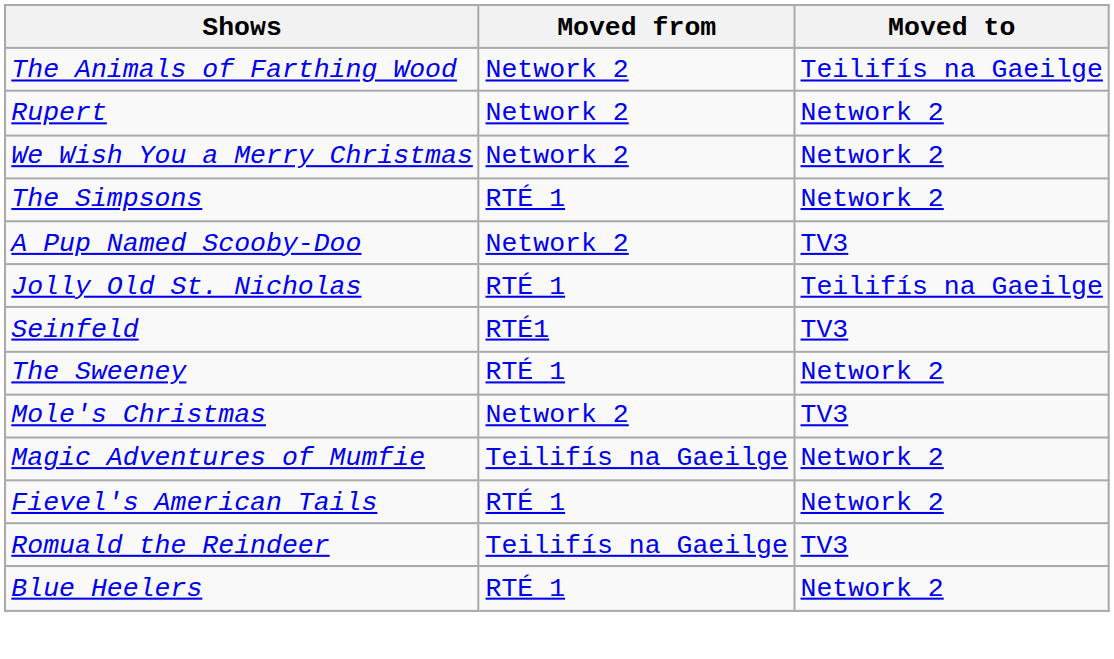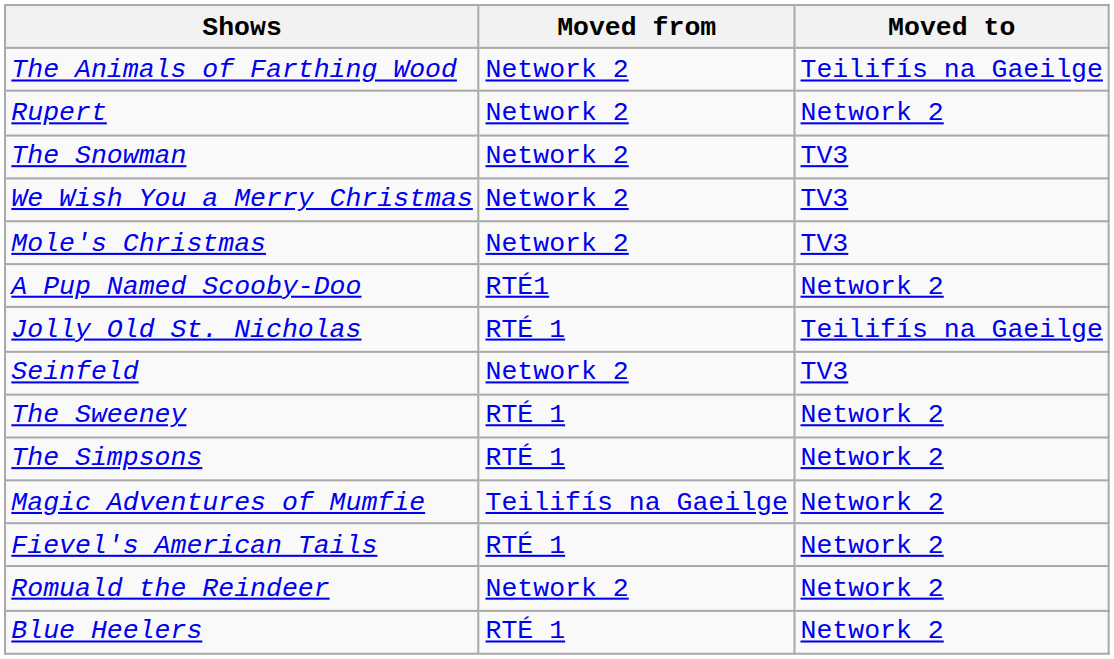+ row: (99, 156)
(872, 156) Network 2 -> (824, 200) TV3
rows swapped: (139, 416) <-> (107, 200)
(557, 243) Network 2 -> (517, 286) RTÉ1
(824, 243) TV3 -> (872, 286) Network 2
(517, 329) RTÉ1 -> (557, 372) Network 2
(637, 545) Teilifís na Gaeilge -> (557, 589) Network 2
(824, 545) TV3 -> (872, 589) Network 2
